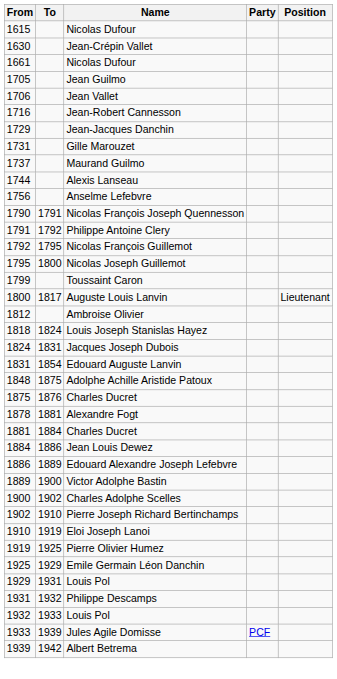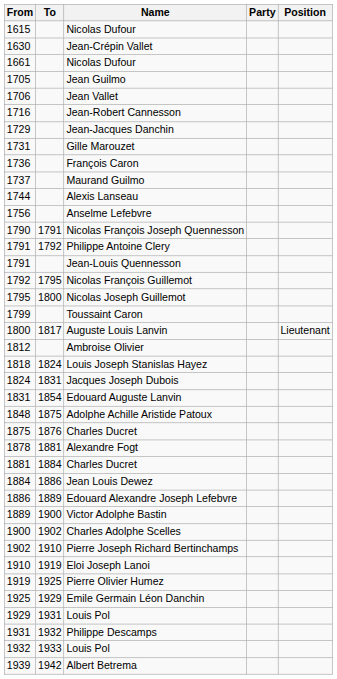+ row: (19, 163)
+ row: (19, 264)
- row: (19, 632)
